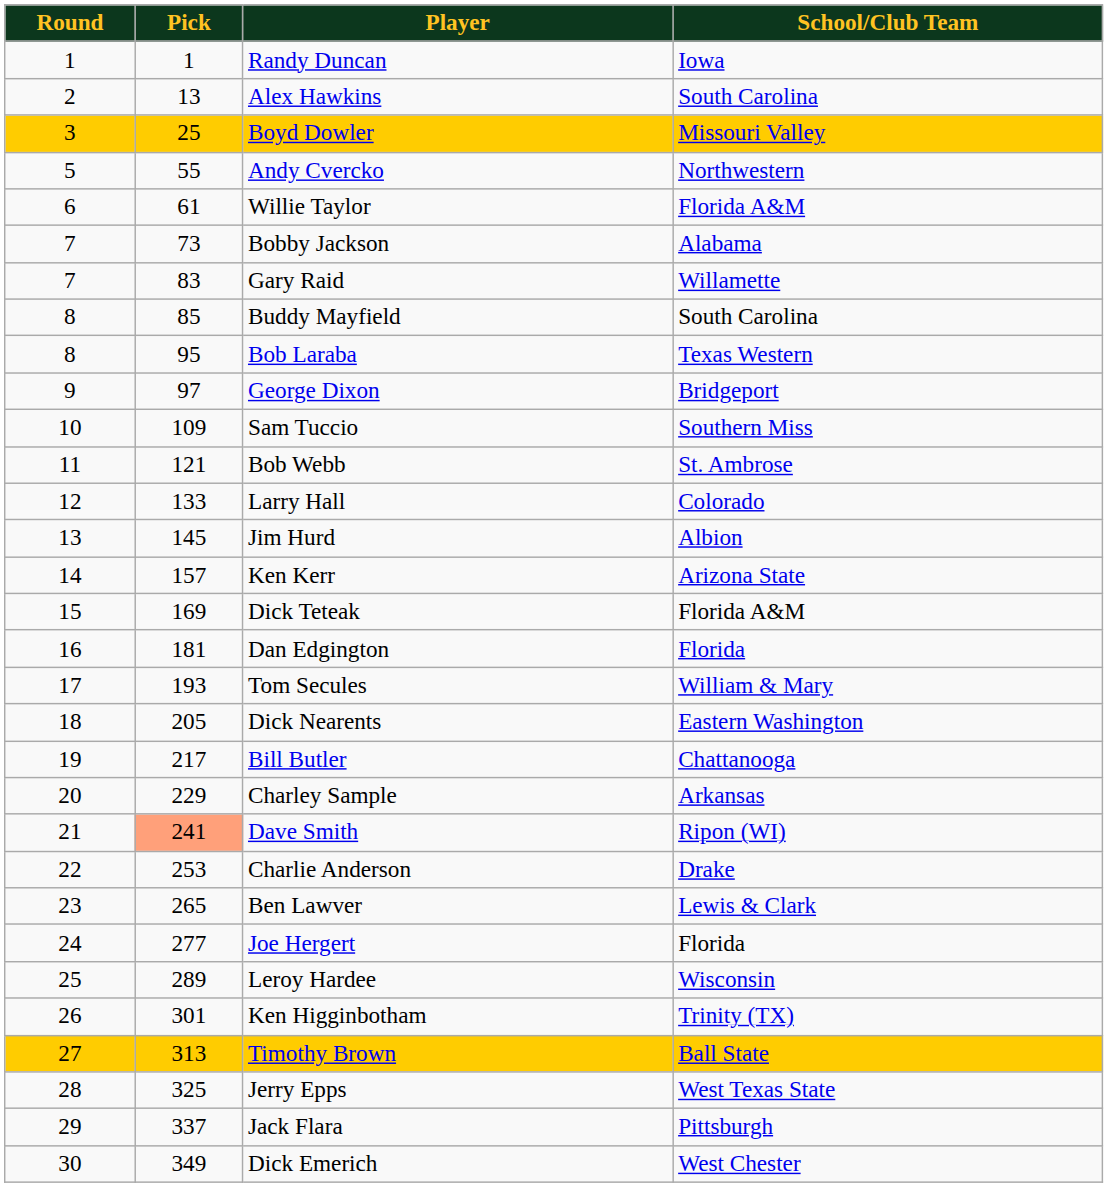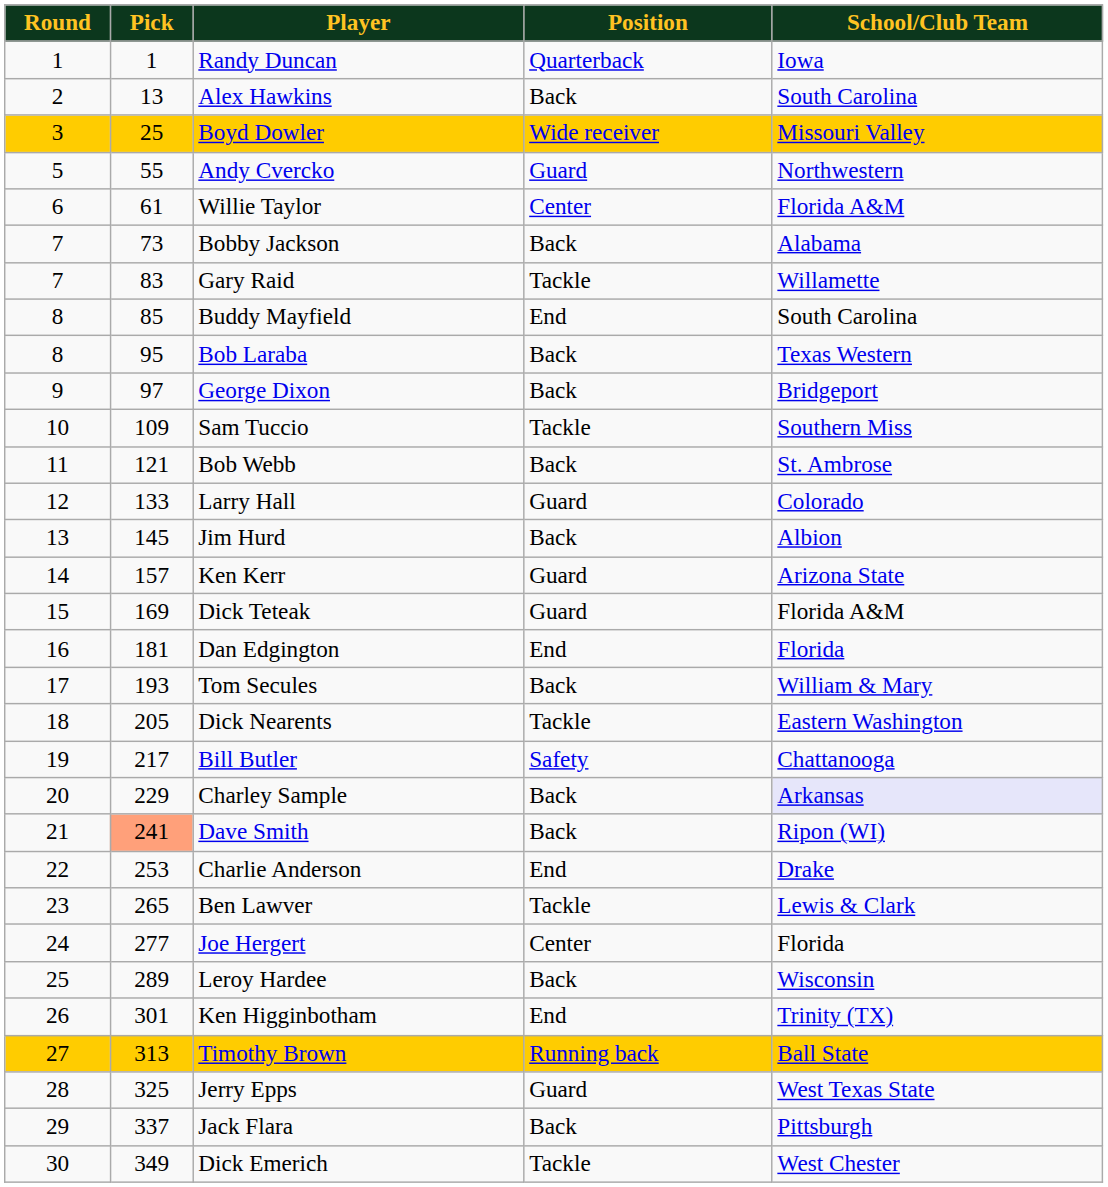+ column: (648, 22)
(721, 795) no background -> (821, 795) lavender background
